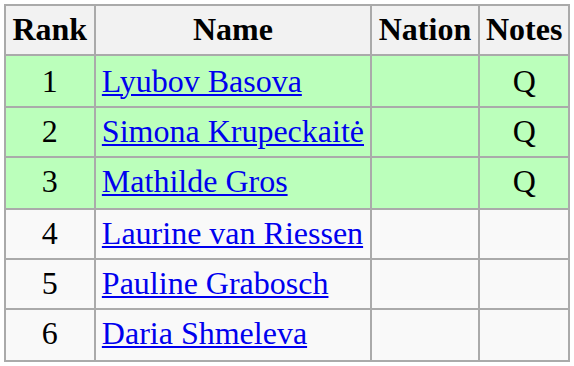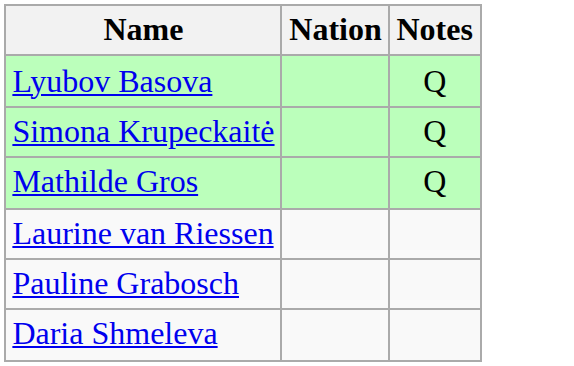- column: (50, 29)
